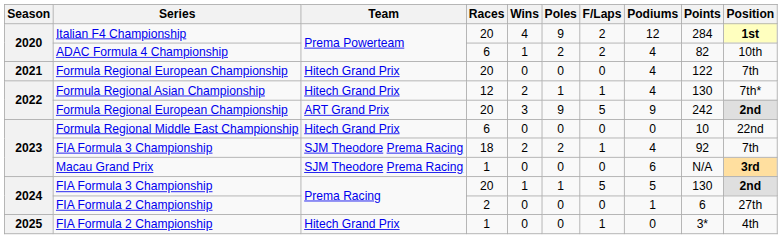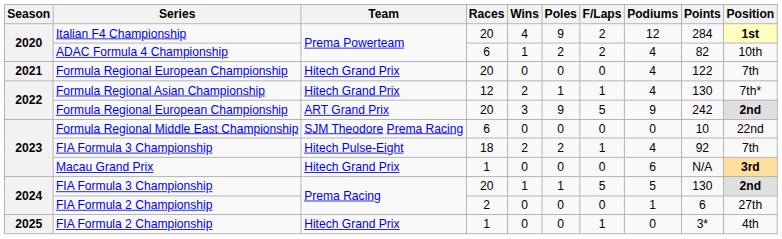(352, 129) Hitech Grand Prix -> (384, 129) SJM Theodore Prema Racing
(384, 148) SJM Theodore Prema Racing -> (354, 148) Hitech Pulse-Eight
(384, 167) SJM Theodore Prema Racing -> (352, 167) Hitech Grand Prix
